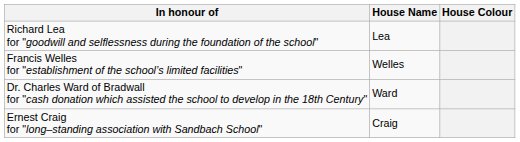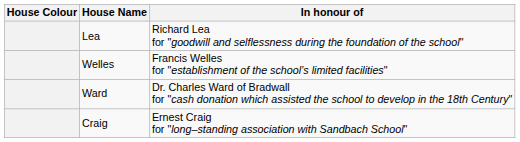columns swapped: (477, 13) <-> (187, 13)
